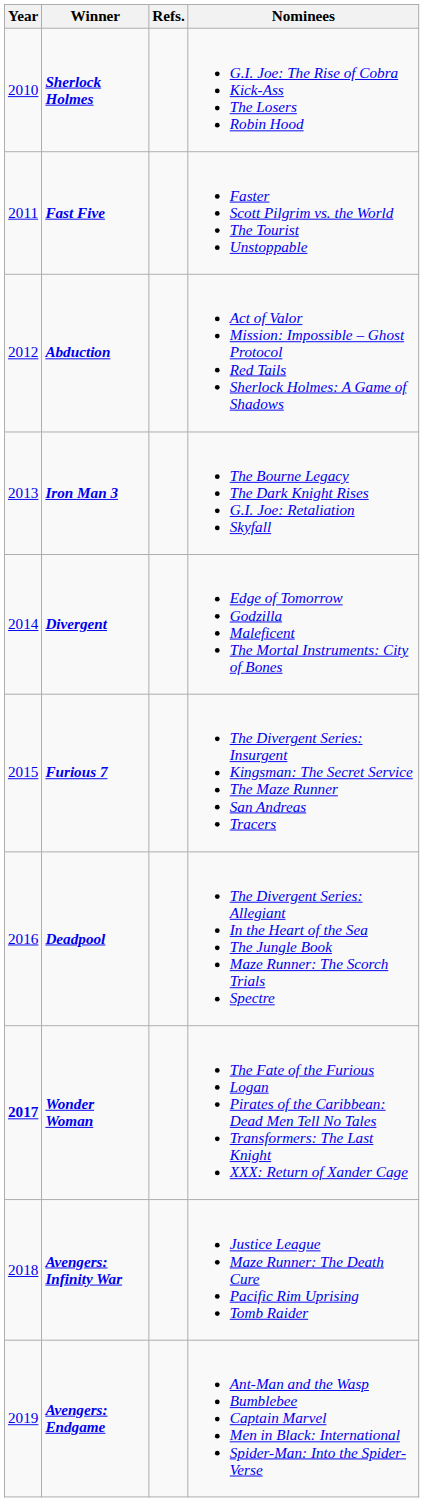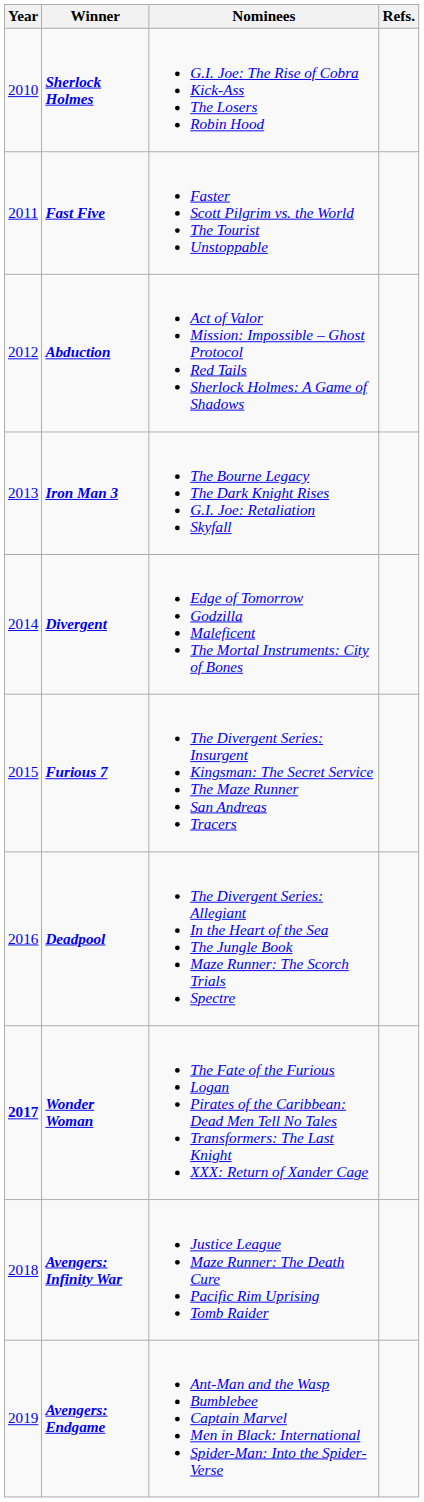columns swapped: (303, 16) <-> (168, 16)
